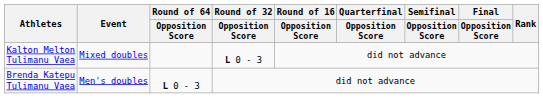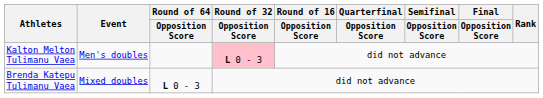(114, 55) Mixed doubles -> (114, 55) Men's doubles
(244, 60) no background -> (244, 60) pink background
(114, 80) Men's doubles -> (114, 80) Mixed doubles
